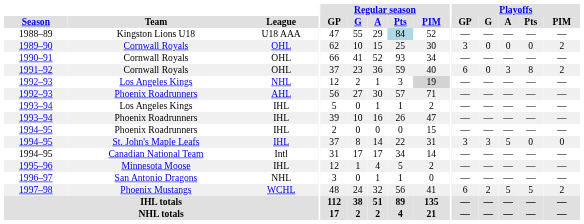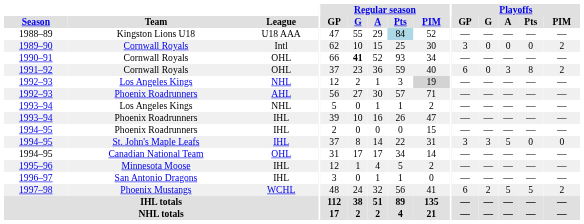(281, 46) OHL -> (281, 46) Intl
(358, 58) normal -> (358, 58) bold
(281, 106) IHL -> (281, 106) NHL
(281, 154) Intl -> (281, 154) OHL
(281, 178) NHL -> (281, 178) IHL
